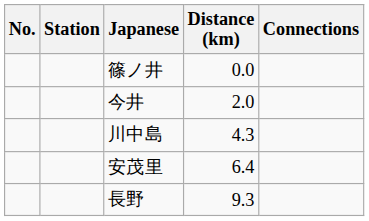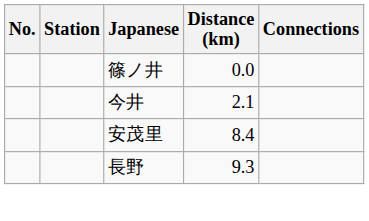(243, 102) 2.0 -> (243, 102) 2.1
- row: (136, 134)
(243, 167) 6.4 -> (243, 134) 8.4
